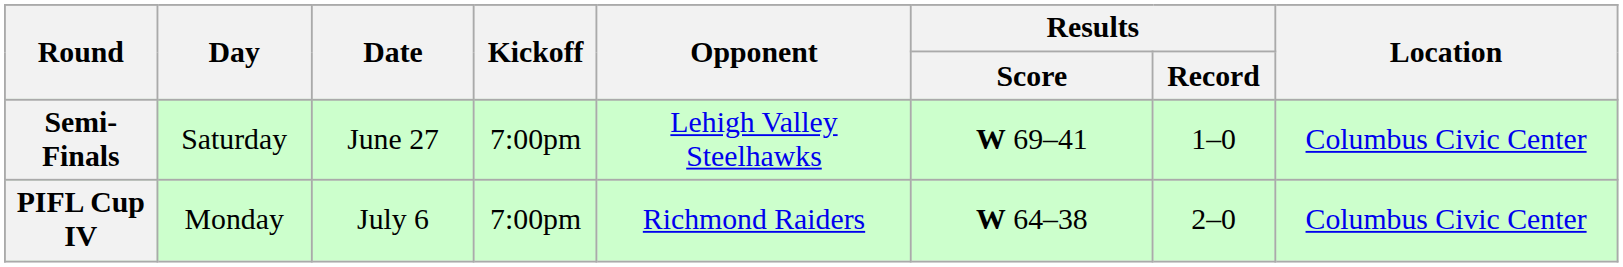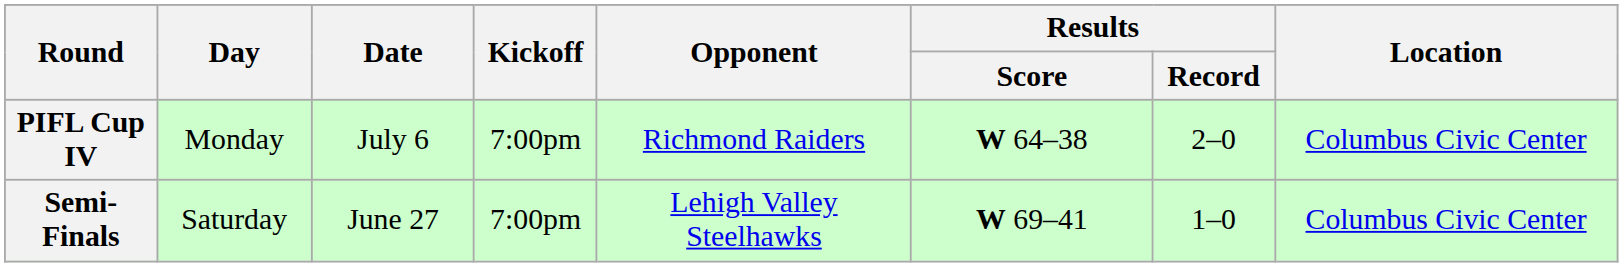rows swapped: (81, 139) <-> (81, 219)
